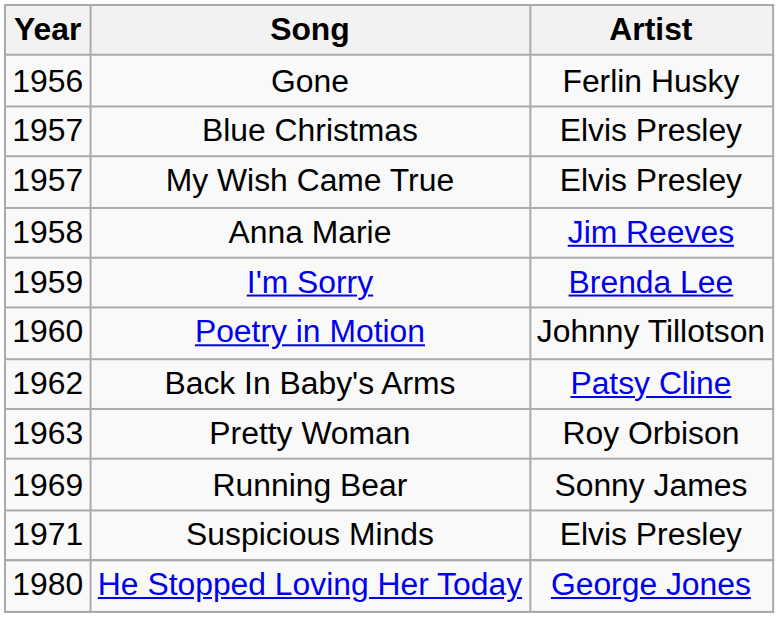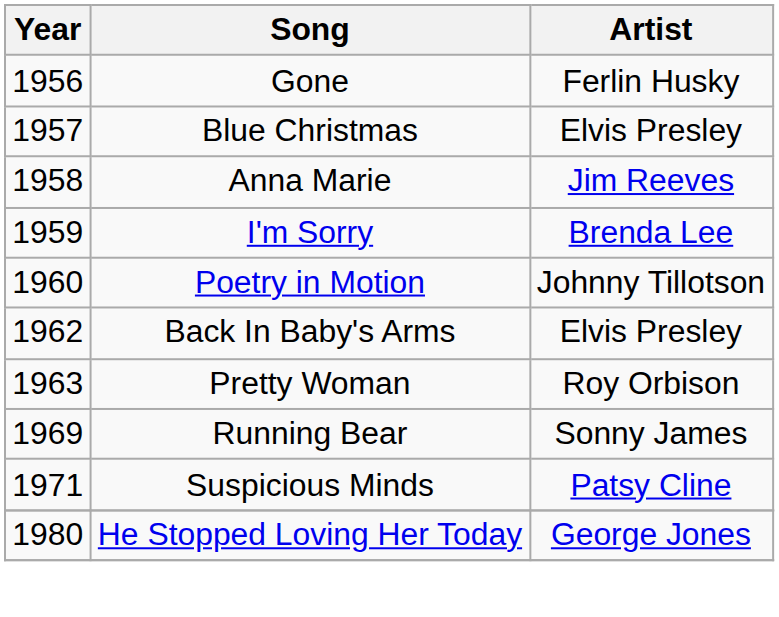- row: (310, 181)
(651, 383) Patsy Cline -> (651, 332) Elvis Presley
(651, 534) Elvis Presley -> (651, 484) Patsy Cline
